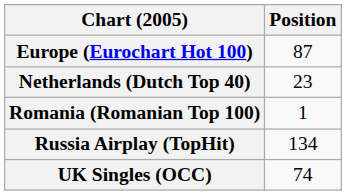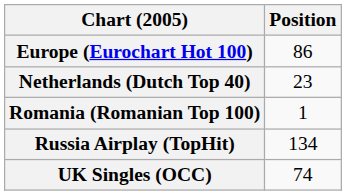(303, 50) 87 -> (303, 50) 86
